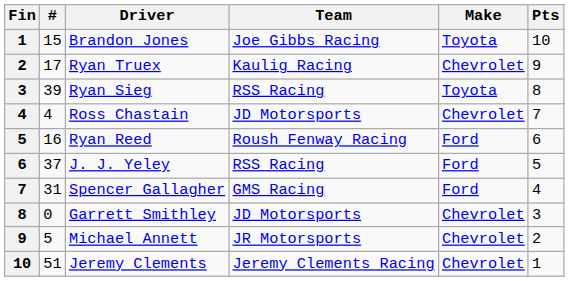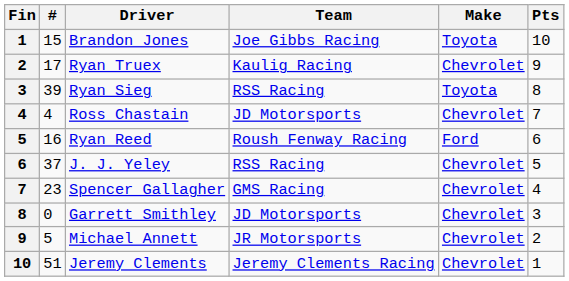(460, 166) Ford -> (483, 166) Chevrolet
(52, 190) 31 -> (52, 190) 23
(460, 190) Ford -> (483, 190) Chevrolet
